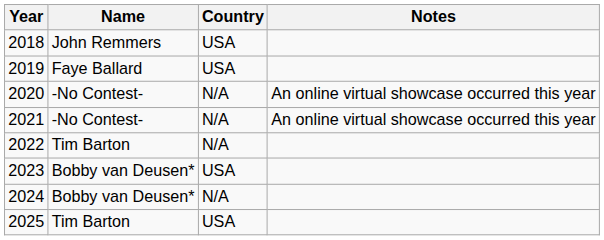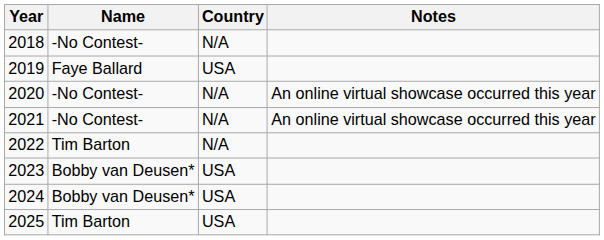(106, 42) John Remmers -> (97, 42) -No Contest-
(219, 42) USA -> (215, 42) N/A
(215, 196) N/A -> (219, 196) USA
